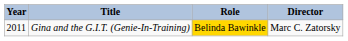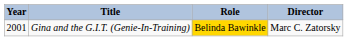(16, 28) 2011 -> (17, 28) 2001
